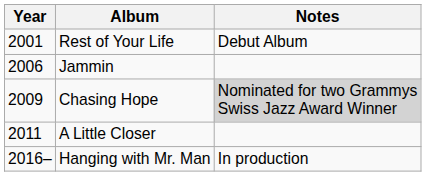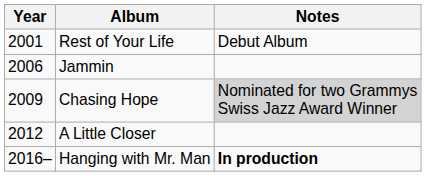(25, 134) 2011 -> (26, 134) 2012
(263, 158) normal -> (268, 158) bold
